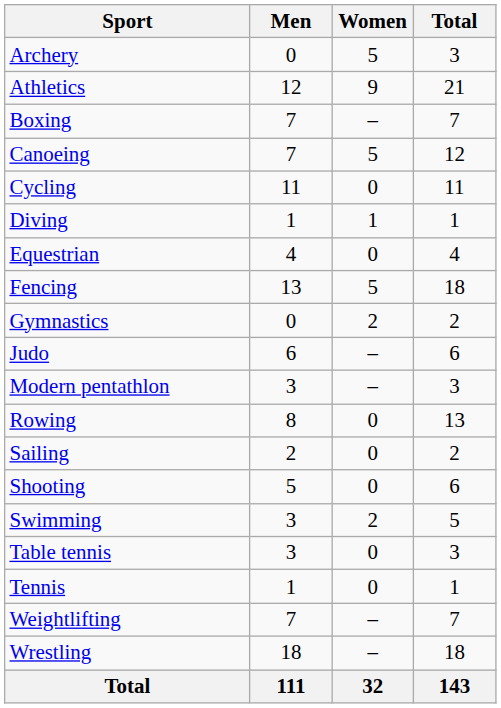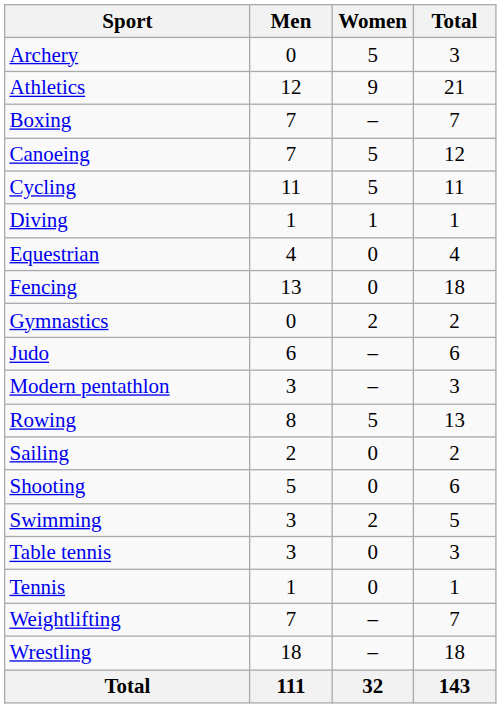(373, 187) 0 -> (373, 187) 5
(373, 287) 5 -> (373, 287) 0
(373, 420) 0 -> (373, 420) 5
